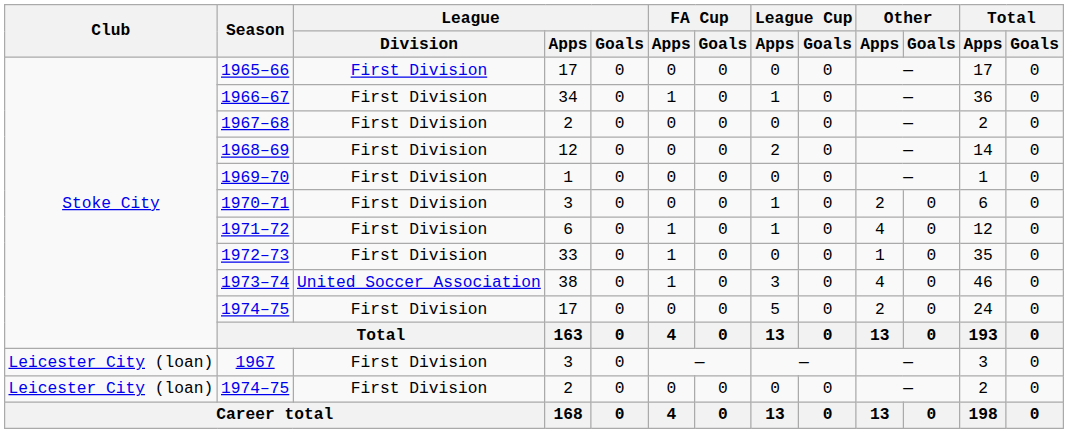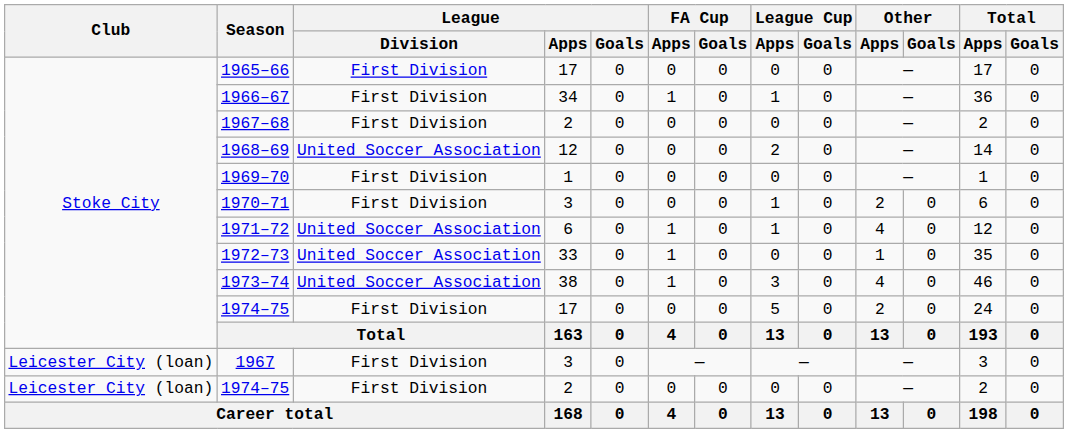(419, 150) First Division -> (419, 150) United Soccer Association
(419, 230) First Division -> (419, 230) United Soccer Association
(419, 256) First Division -> (419, 256) United Soccer Association
